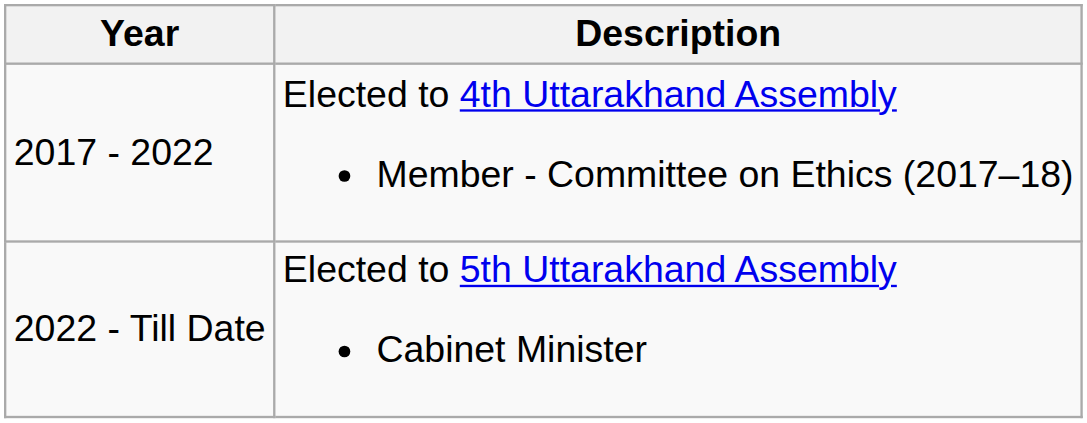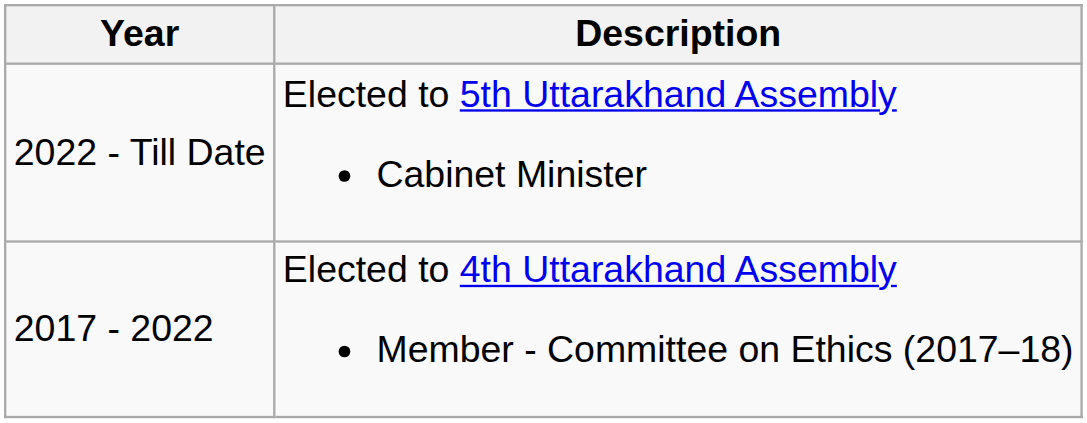rows swapped: (114, 152) <-> (140, 328)
